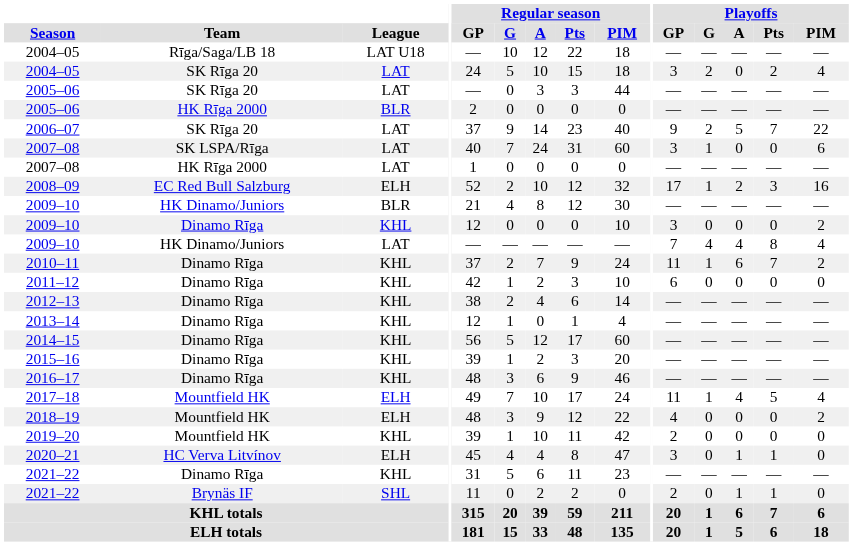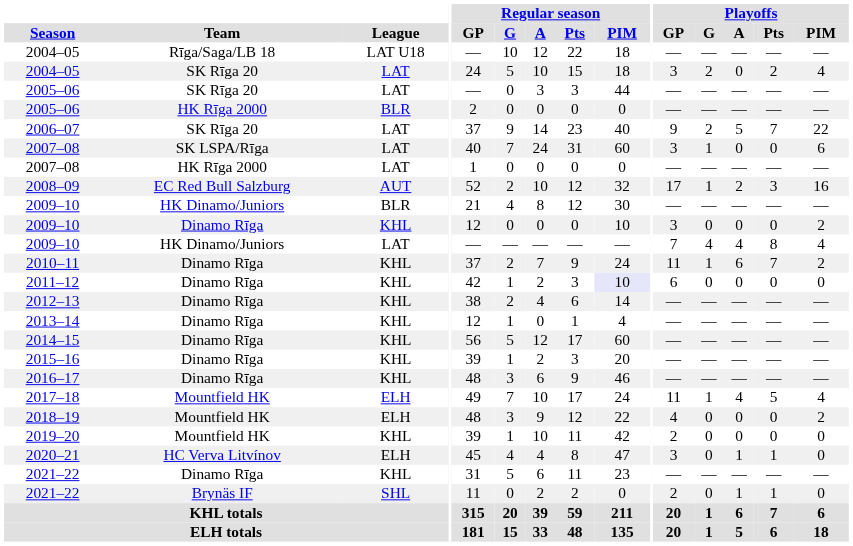(396, 186) ELH -> (396, 186) AUT
(622, 282) no background -> (622, 282) lavender background
